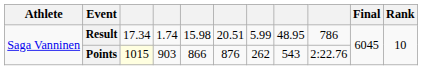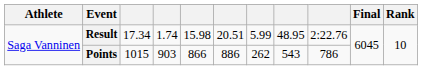(329, 35) 786 -> (329, 35) 2:22.76
(137, 55) lightyellow background -> (137, 55) no background
(230, 55) 876 -> (230, 55) 886
(329, 55) 2:22.76 -> (329, 55) 786
